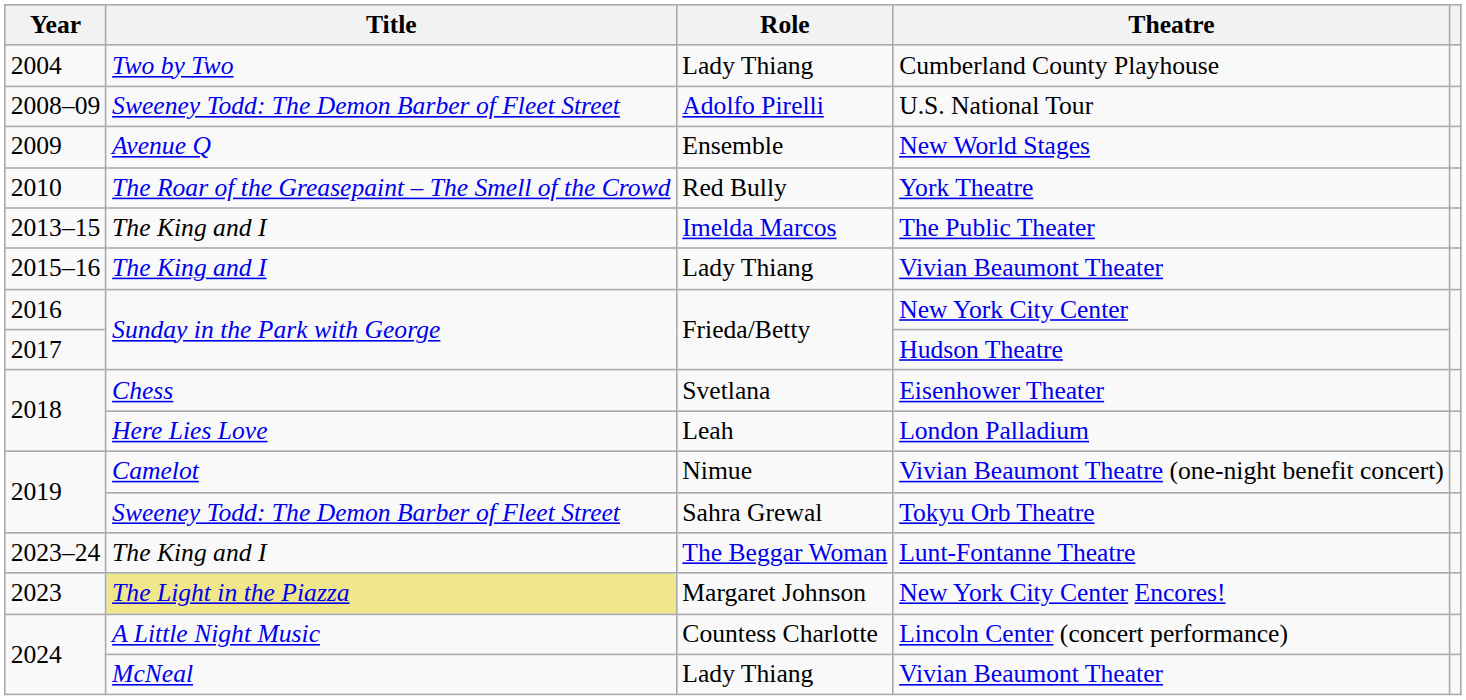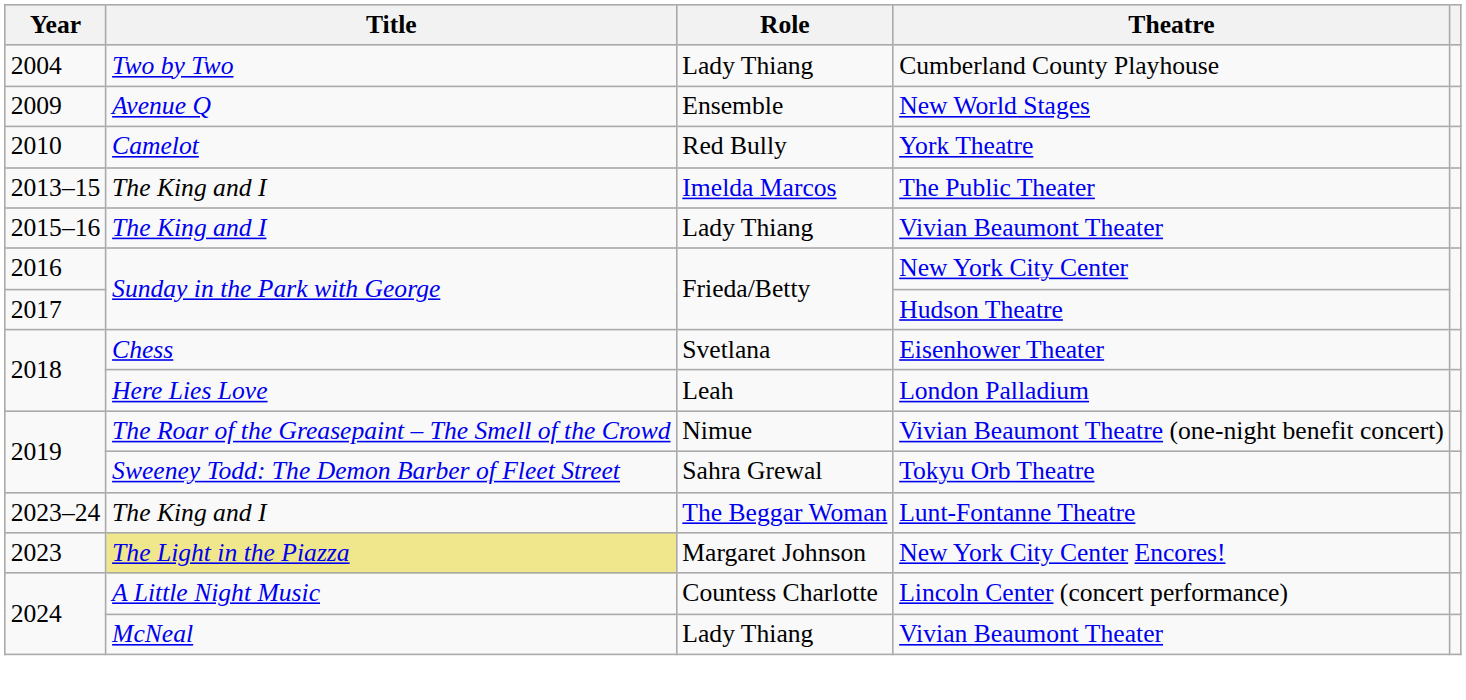- row: (56, 106)
(391, 187) The Roar of the Greasepaint – The Smell of the Crowd -> (155, 146) Camelot
(155, 471) Camelot -> (391, 430) The Roar of the Greasepaint – The Smell of the Crowd
